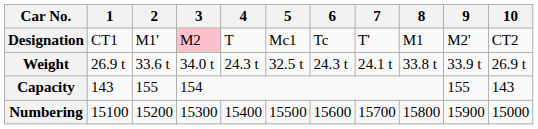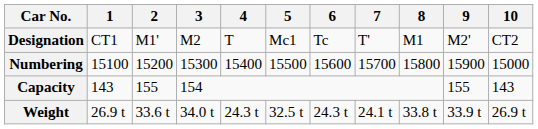(190, 40) pink background -> (190, 40) no background
rows swapped: (46, 111) <-> (46, 64)
